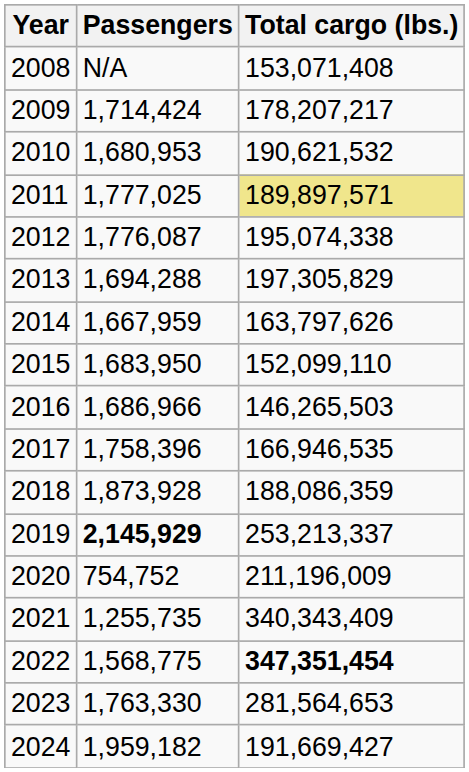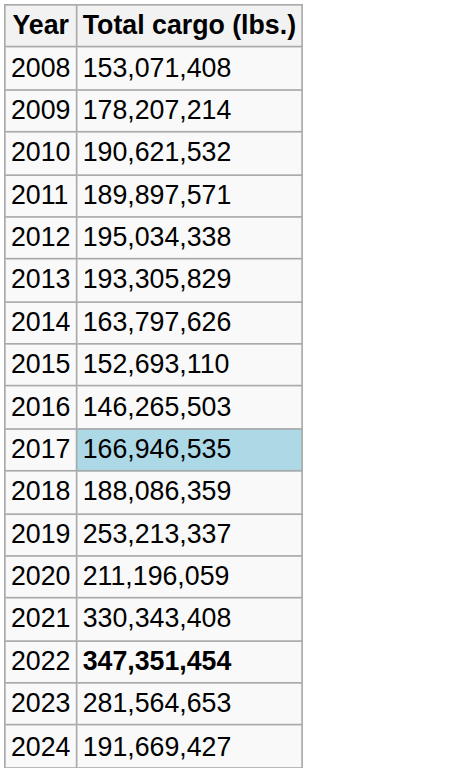- column: (158, 25)
(319, 110) 178,207,217 -> (157, 110) 178,207,214
(319, 195) khaki background -> (157, 195) no background
(319, 237) 195,074,338 -> (157, 237) 195,034,338
(319, 279) 197,305,829 -> (157, 279) 193,305,829
(318, 364) 152,099,110 -> (156, 364) 152,693,110
(319, 449) no background -> (157, 449) lightblue background
(318, 576) 211,196,009 -> (156, 576) 211,196,059
(319, 618) 340,343,409 -> (157, 618) 330,343,408
